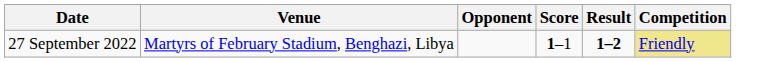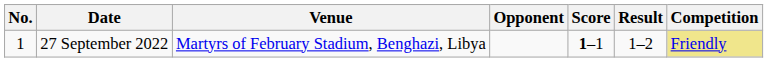+ column: (20, 17)
(609, 43) bold -> (641, 43) normal
